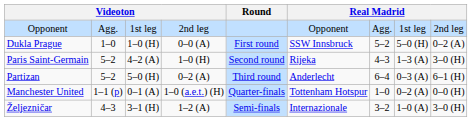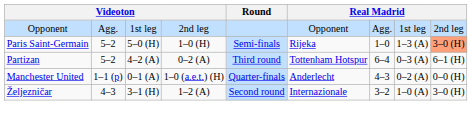- row: (34, 44)
(143, 60) 4–2 (A) -> (143, 44) 5–0 (H)
(257, 60) Second round -> (257, 44) Semi-finals
(382, 60) 4–3 -> (382, 44) 1–0
(449, 60) no background -> (449, 44) lightsalmon background
(143, 76) 5–0 (H) -> (143, 60) 4–2 (A)
(312, 76) Anderlecht -> (328, 60) Tottenham Hotspur
(328, 92) Tottenham Hotspur -> (312, 76) Anderlecht
(382, 92) 1–0 -> (382, 76) 4–3
(257, 108) Semi-finals -> (257, 92) Second round
